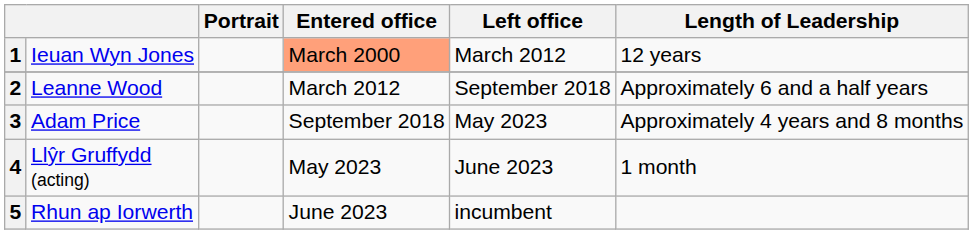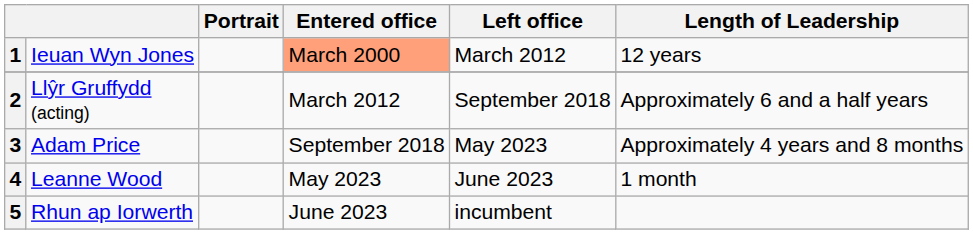(97, 88) Leanne Wood -> (91, 100) Llŷr Gruffydd (acting)
(91, 167) Llŷr Gruffydd (acting) -> (97, 178) Leanne Wood
